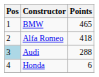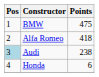(86, 24) 465 -> (86, 24) 475
(86, 51) 288 -> (86, 51) 238
